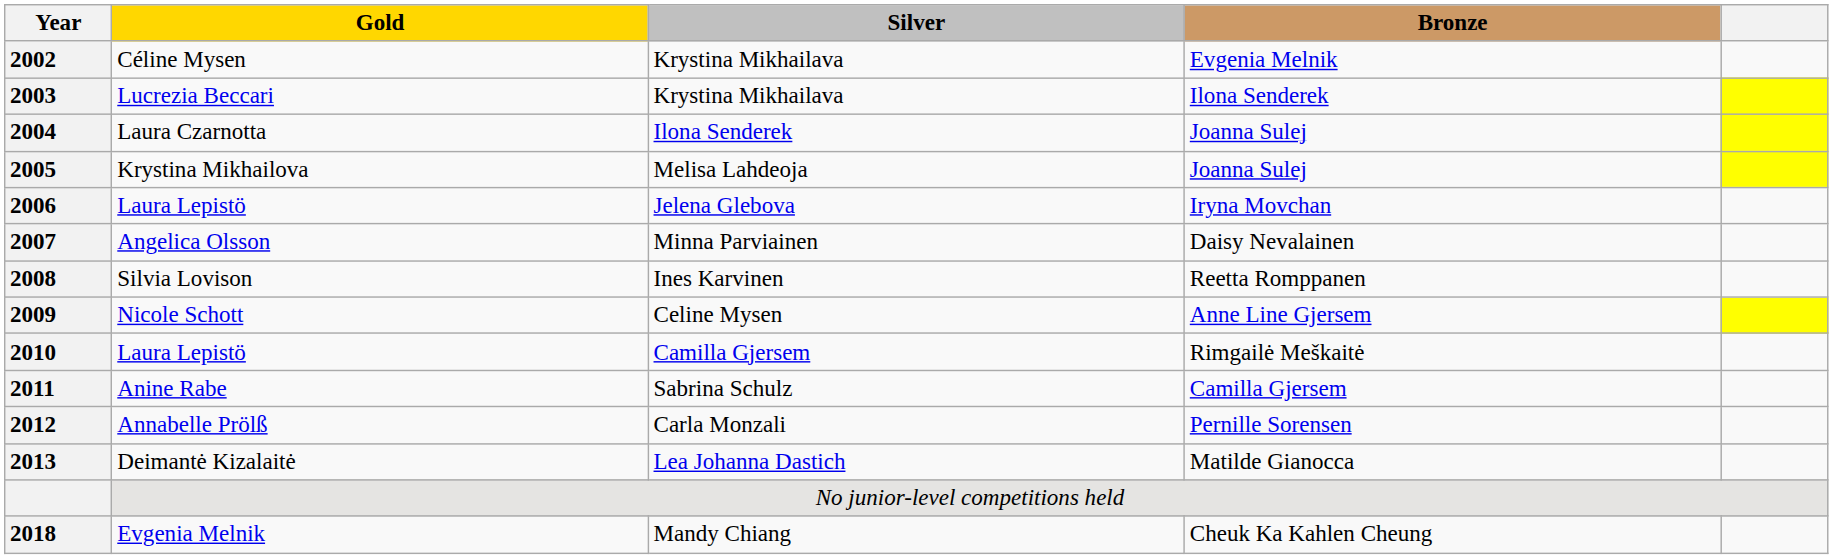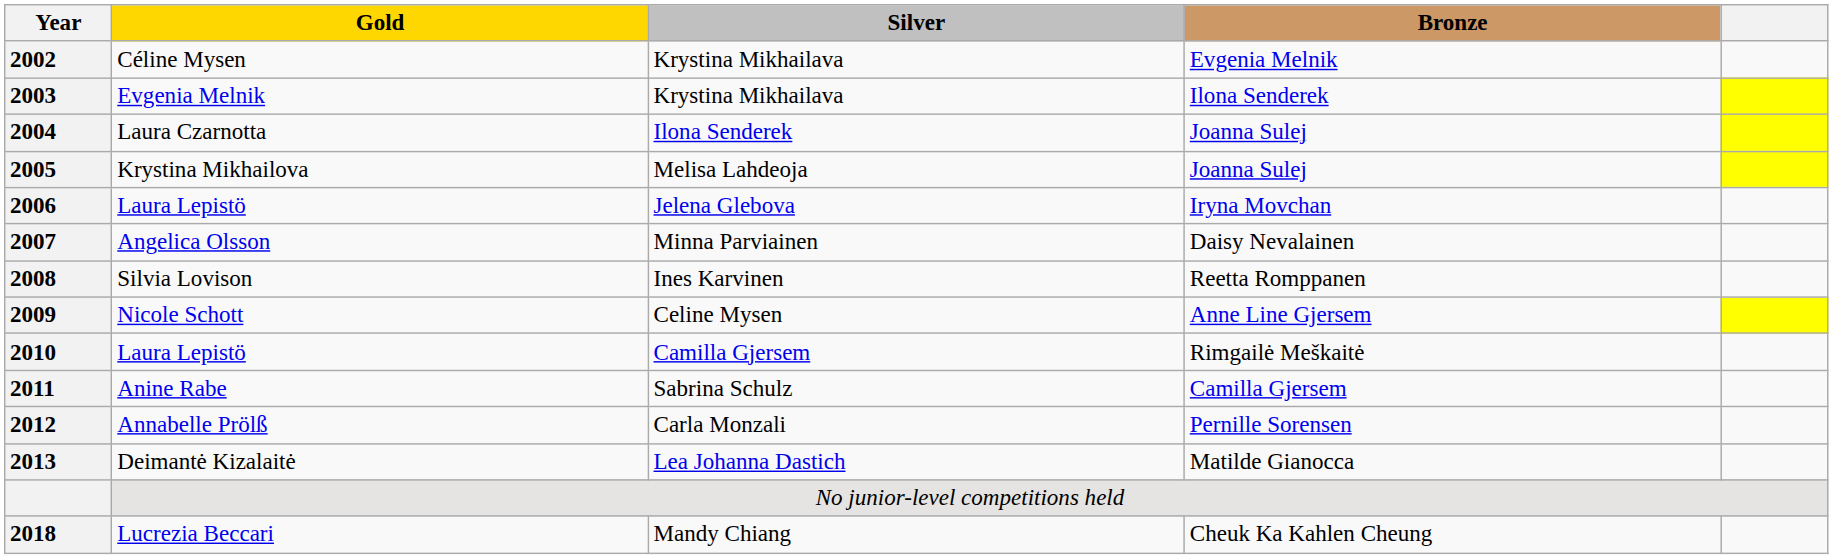(196, 95) Lucrezia Beccari -> (191, 95) Evgenia Melnik
(191, 534) Evgenia Melnik -> (196, 534) Lucrezia Beccari
